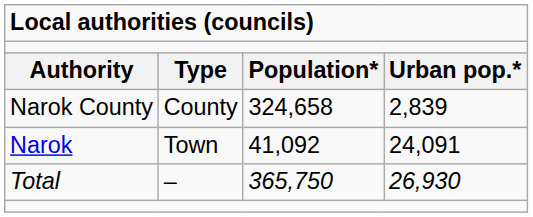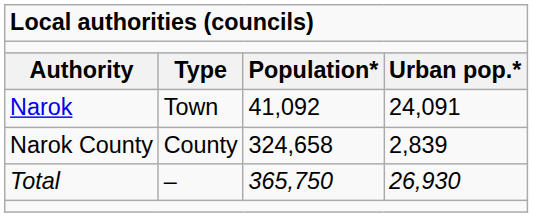rows swapped: (41, 144) <-> (82, 107)
